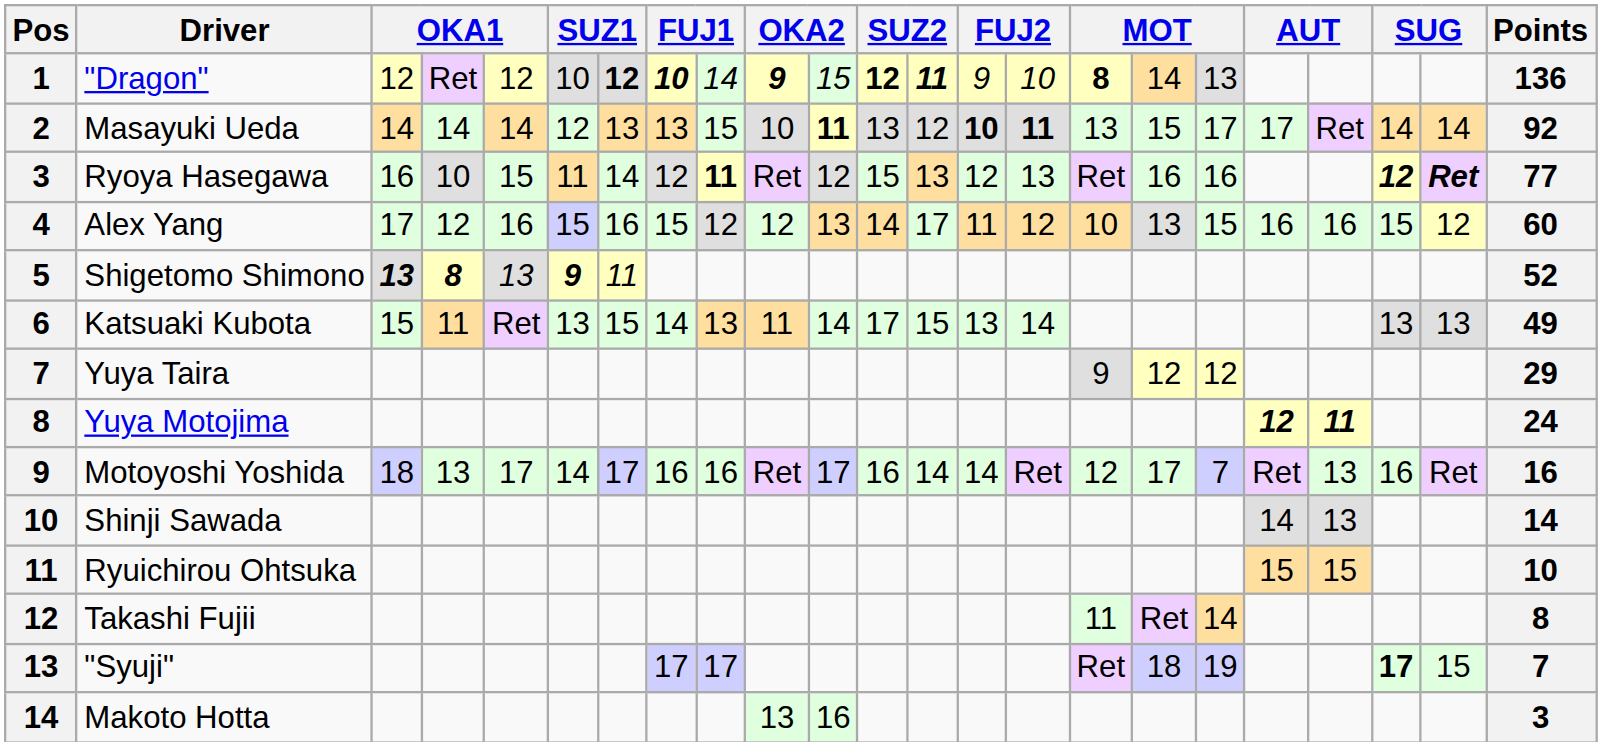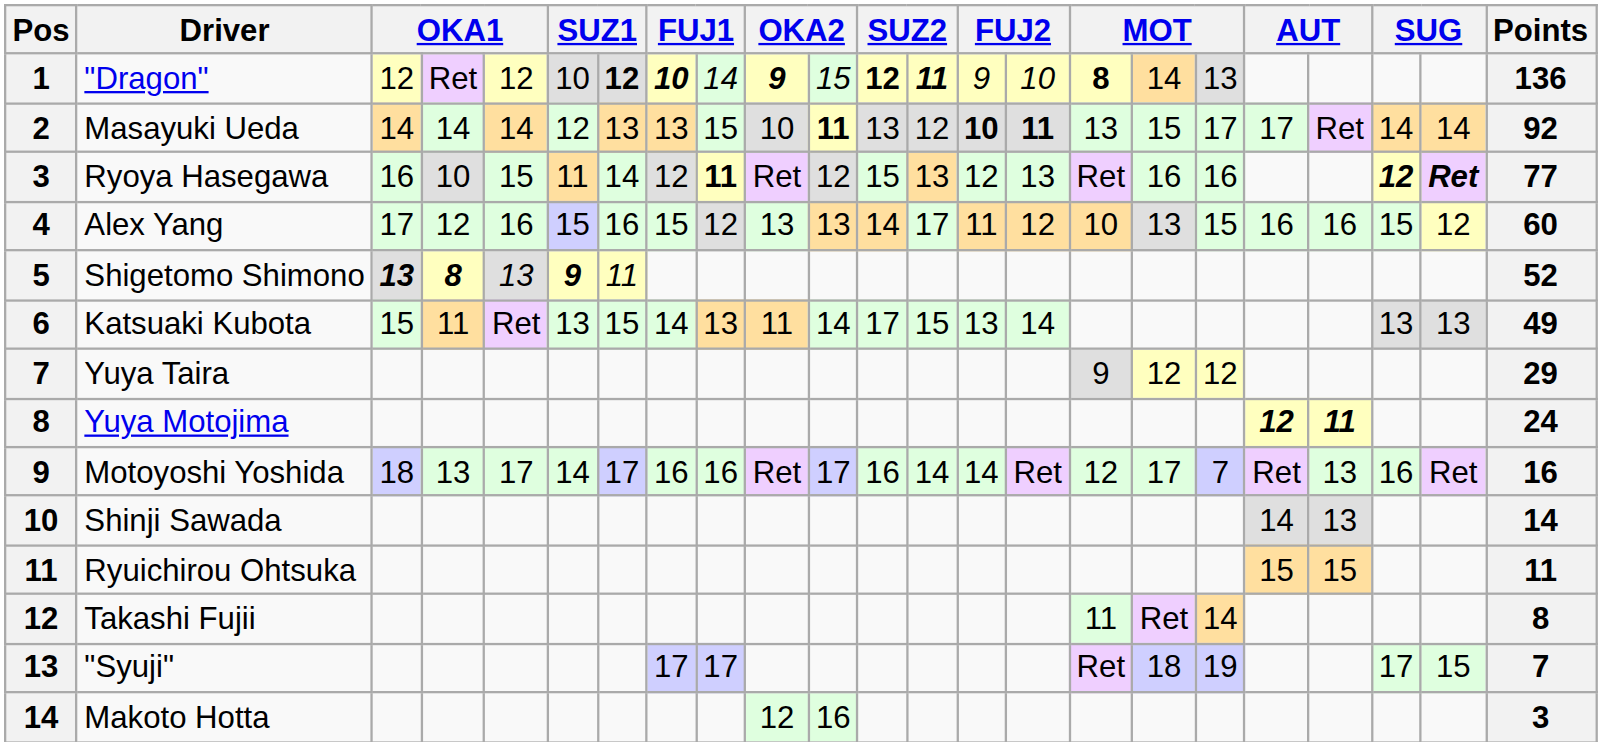(777, 226) 12 -> (777, 226) 13
(1541, 569) 10 -> (1541, 569) 11
(1396, 667) bold -> (1396, 667) normal
(777, 717) 13 -> (777, 717) 12
